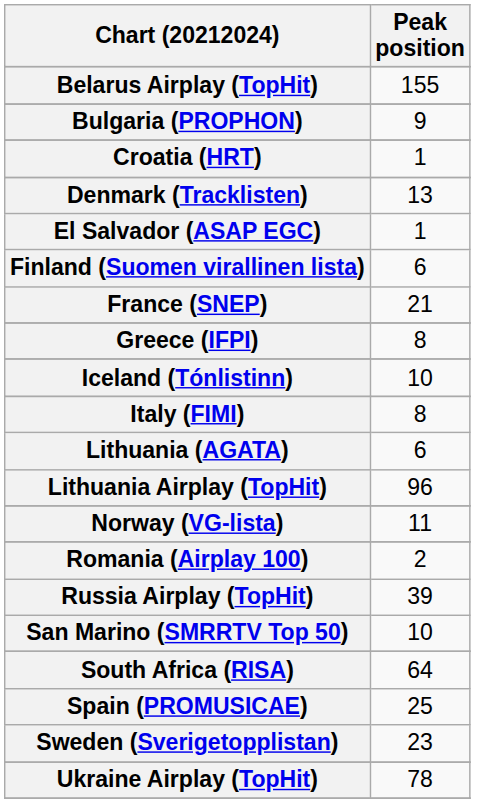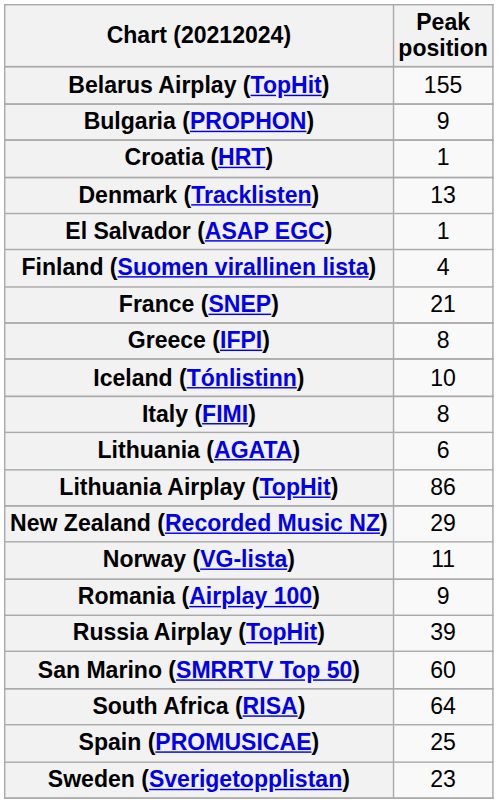(420, 267) 6 -> (443, 267) 4
(420, 487) 96 -> (443, 487) 86
+ row: (199, 523)
(420, 560) 2 -> (443, 596) 9
(420, 633) 10 -> (443, 669) 60
- row: (187, 779)
